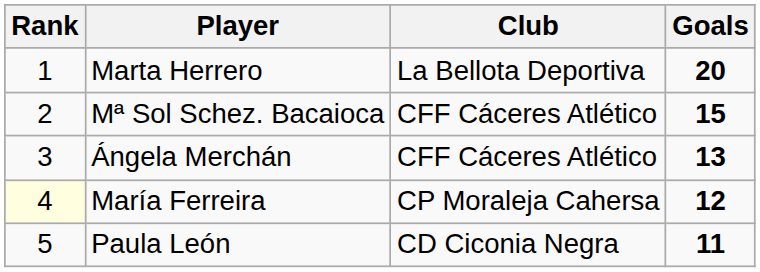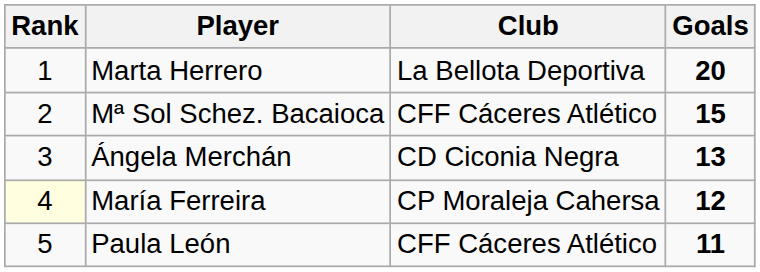(527, 157) CFF Cáceres Atlético -> (508, 157) CD Ciconia Negra
(508, 244) CD Ciconia Negra -> (527, 244) CFF Cáceres Atlético
